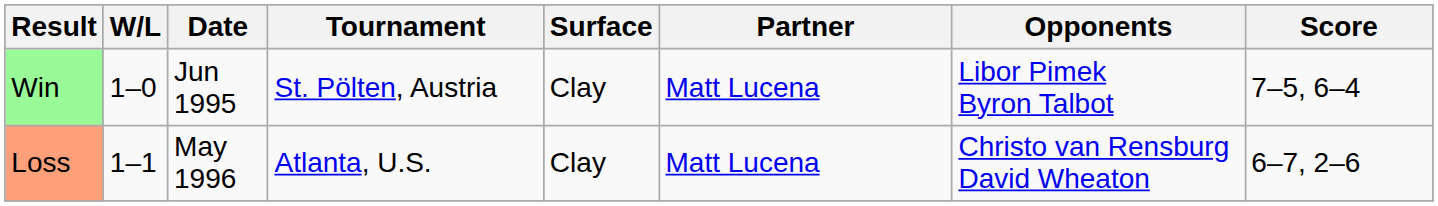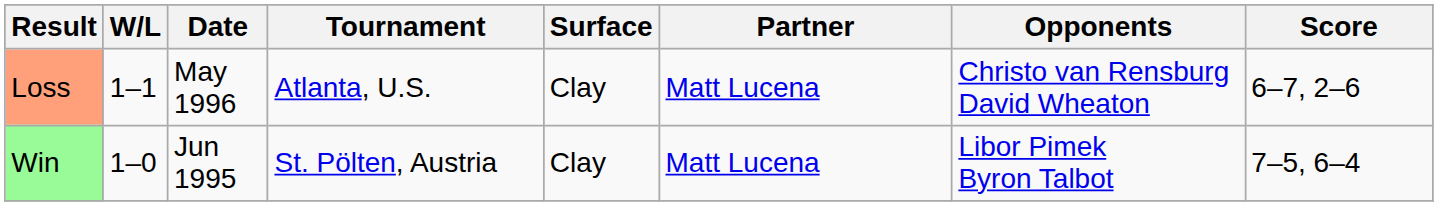rows swapped: (35, 86) <-> (41, 162)
